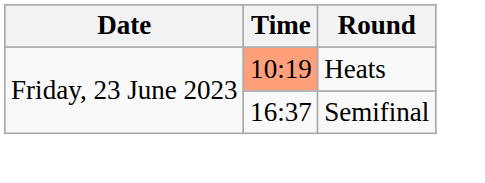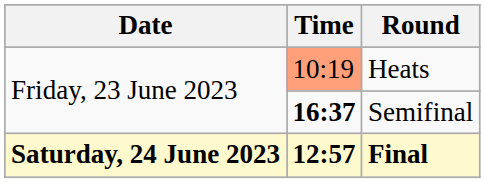(281, 111) normal -> (324, 111) bold
+ row: (398, 154)
